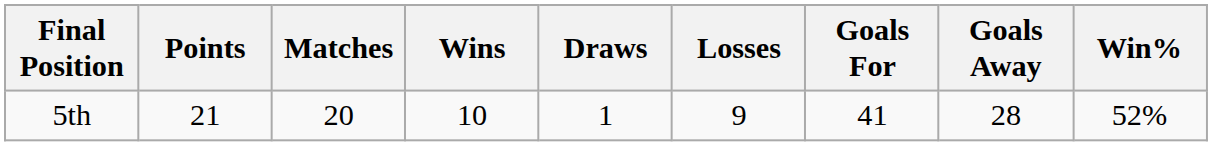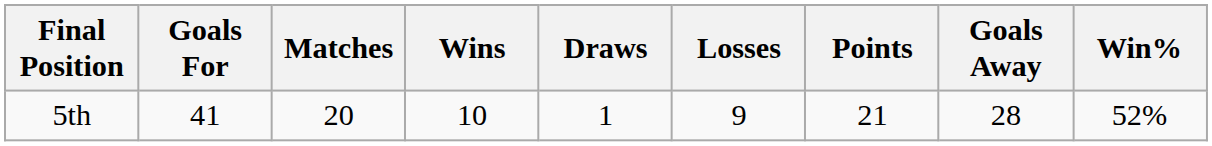columns swapped: (205, 47) <-> (872, 47)
